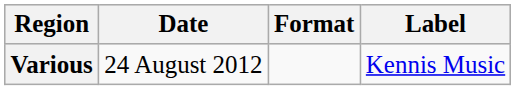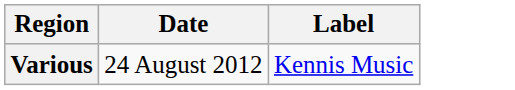- column: (314, 24)
